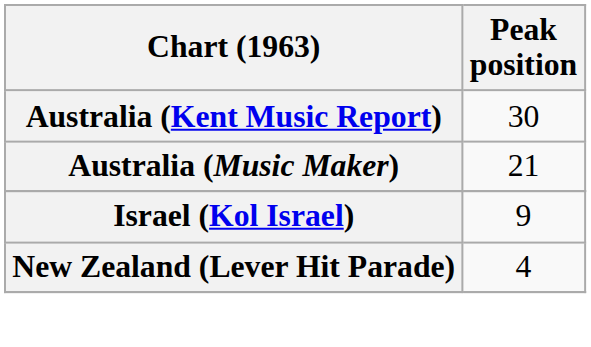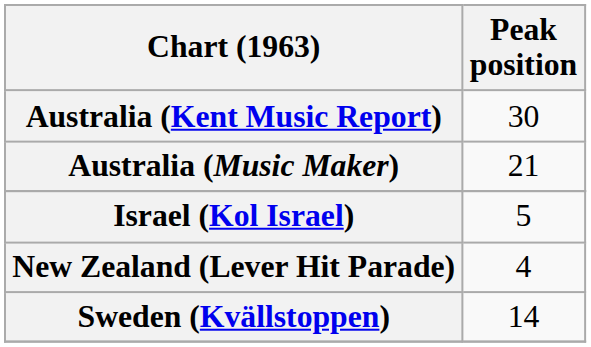(523, 215) 9 -> (523, 215) 5
+ row: (234, 316)
